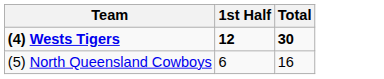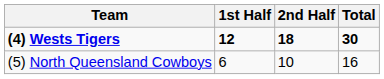+ column: (306, 16)
